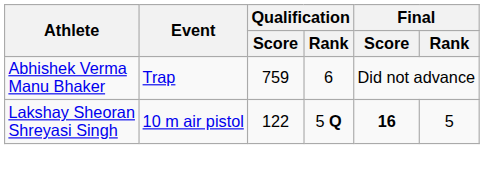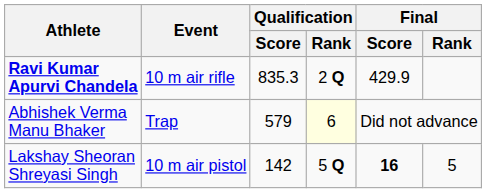+ row: (73, 78)
(276, 78) 759 -> (278, 122) 579
(329, 78) no background -> (331, 122) lightyellow background
(276, 122) 122 -> (278, 166) 142
